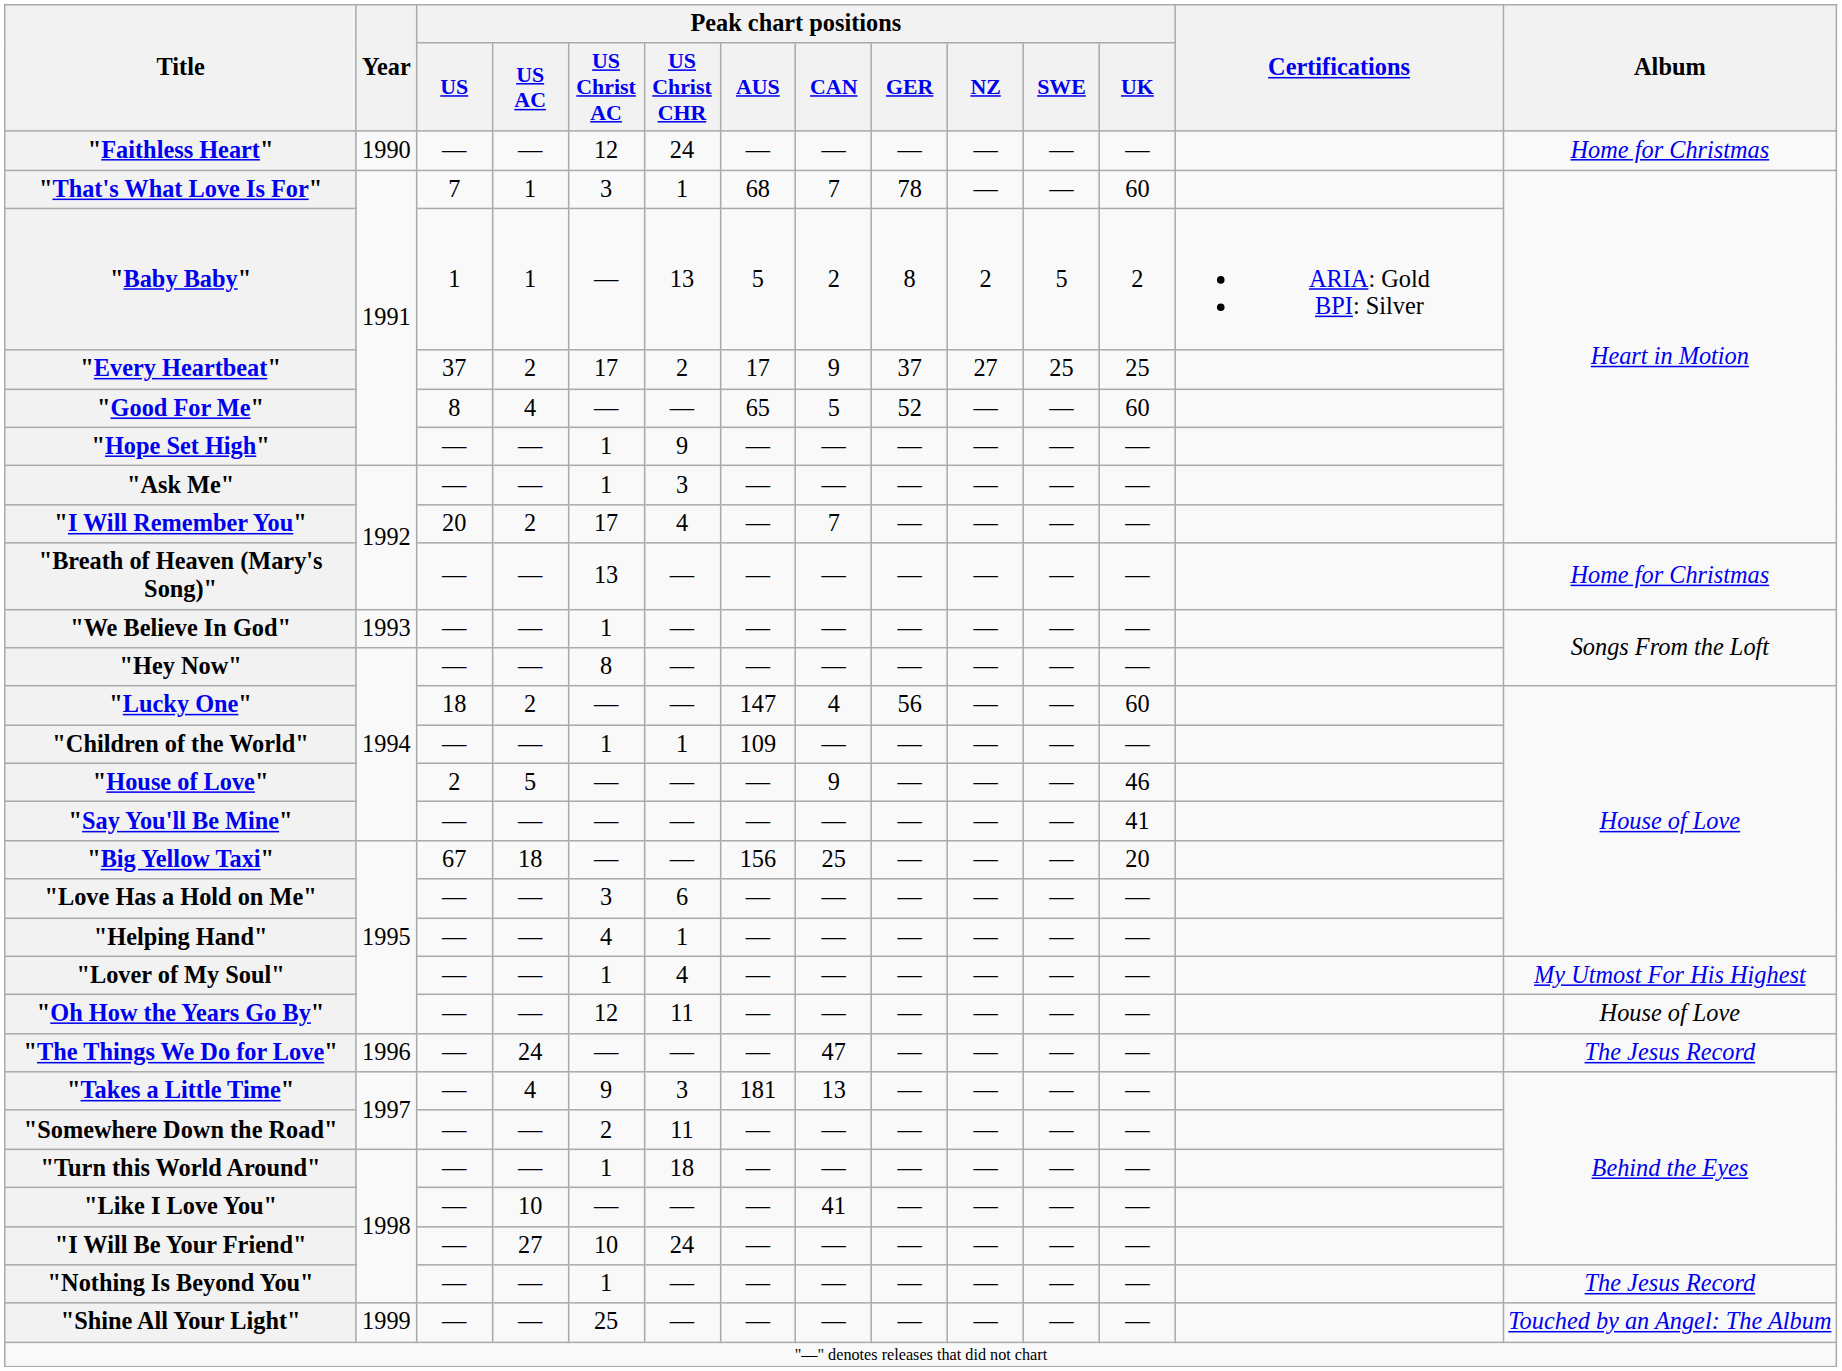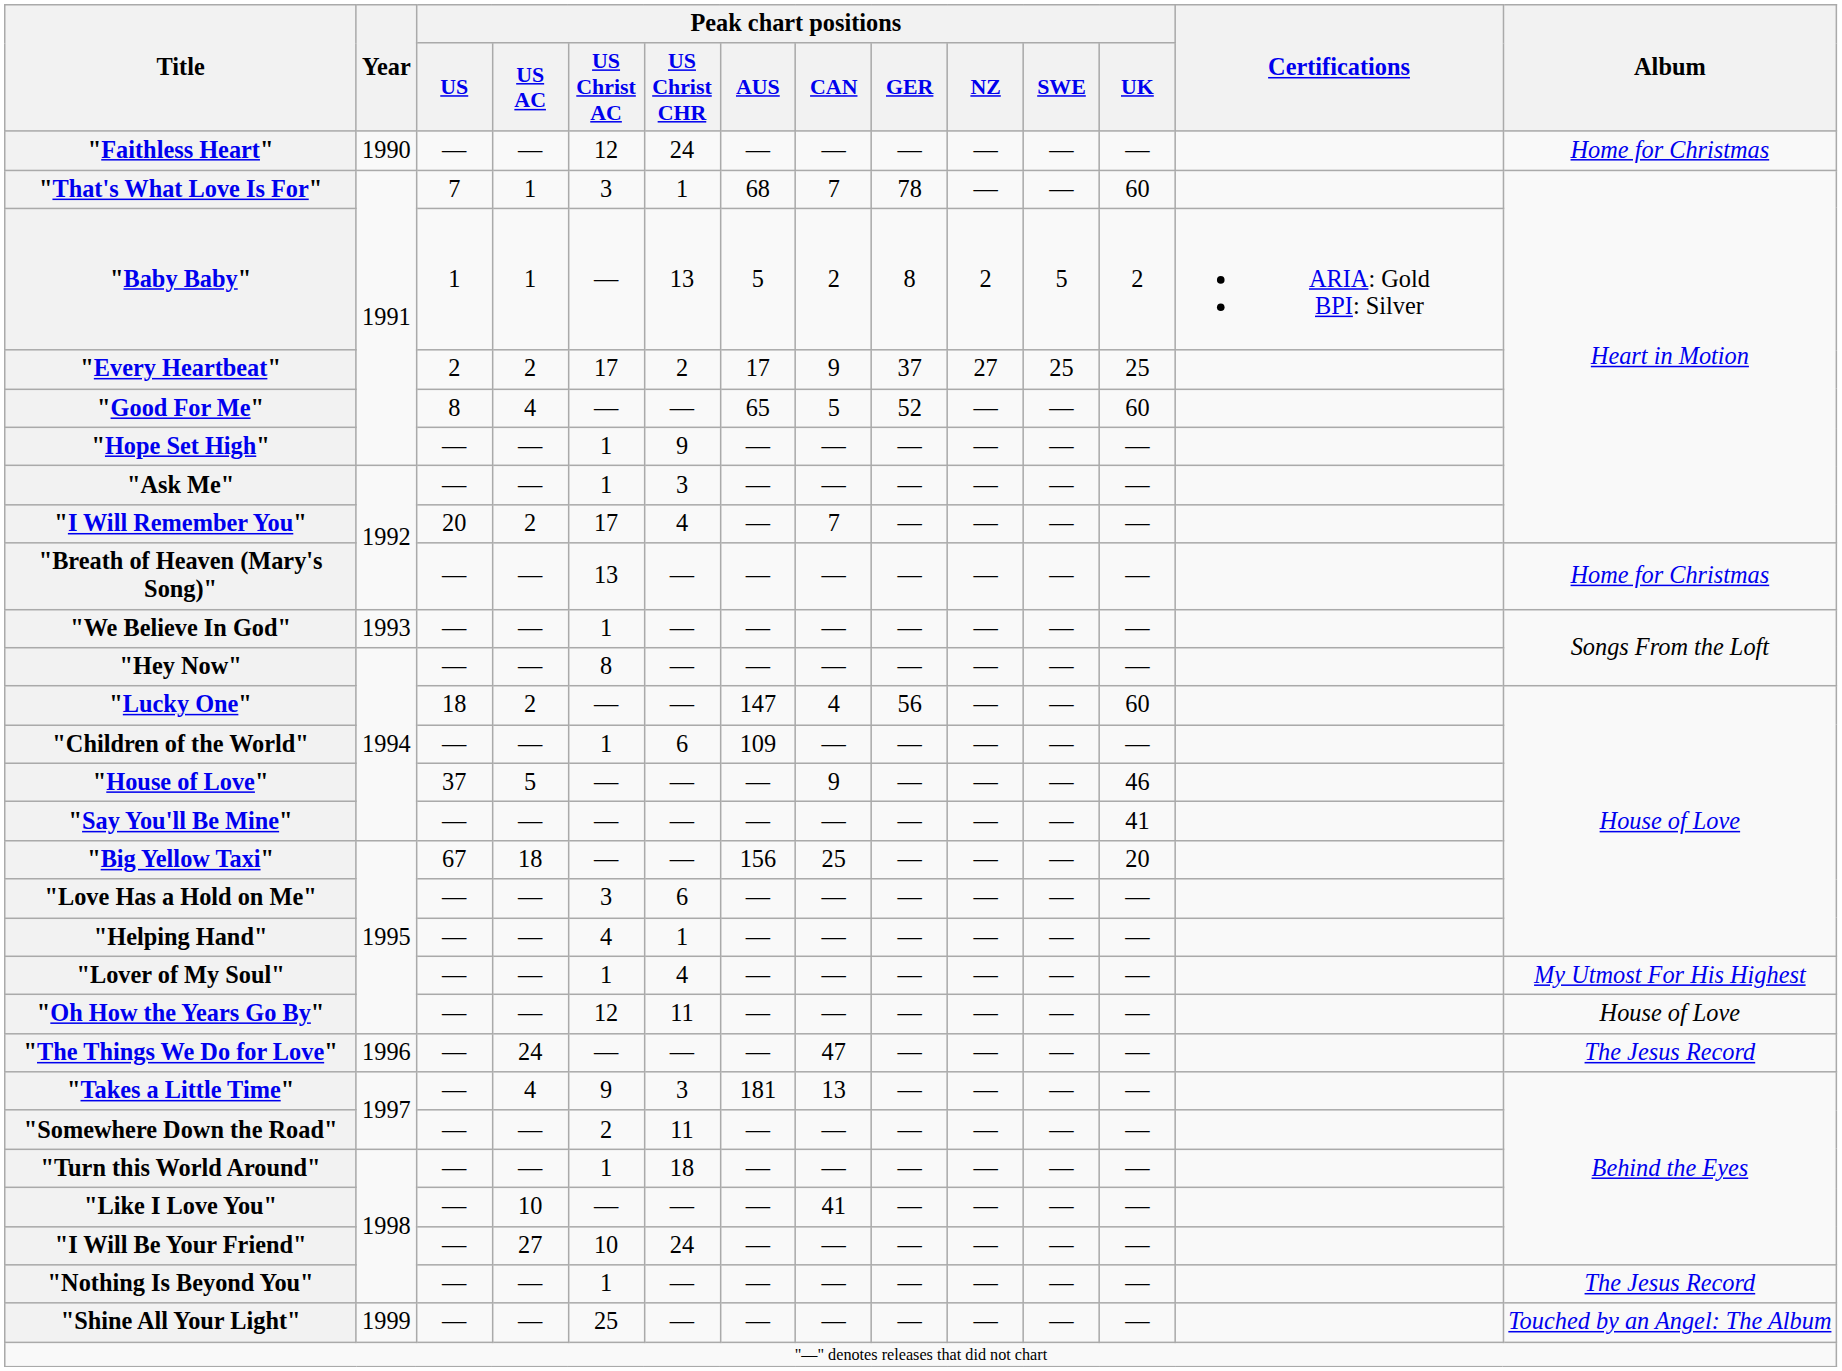(454, 369) 37 -> (454, 369) 2
(682, 743) 1 -> (682, 743) 6
(454, 782) 2 -> (454, 782) 37
